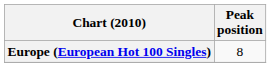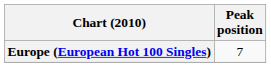(240, 51) 8 -> (240, 51) 7
